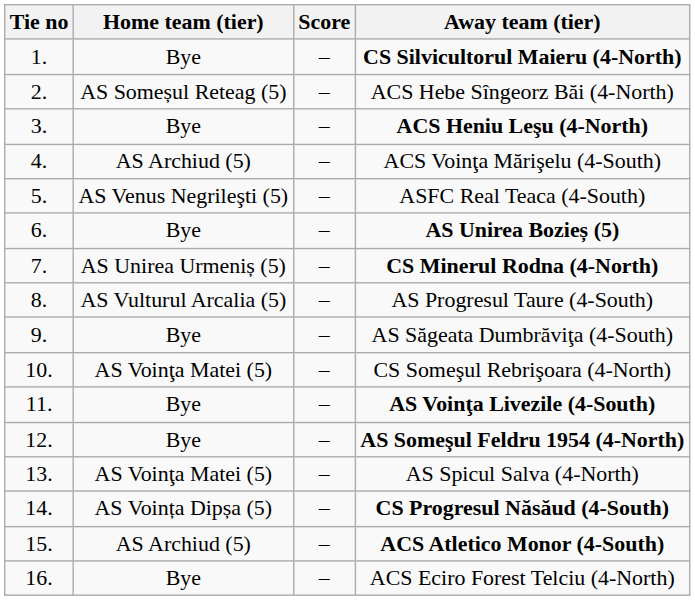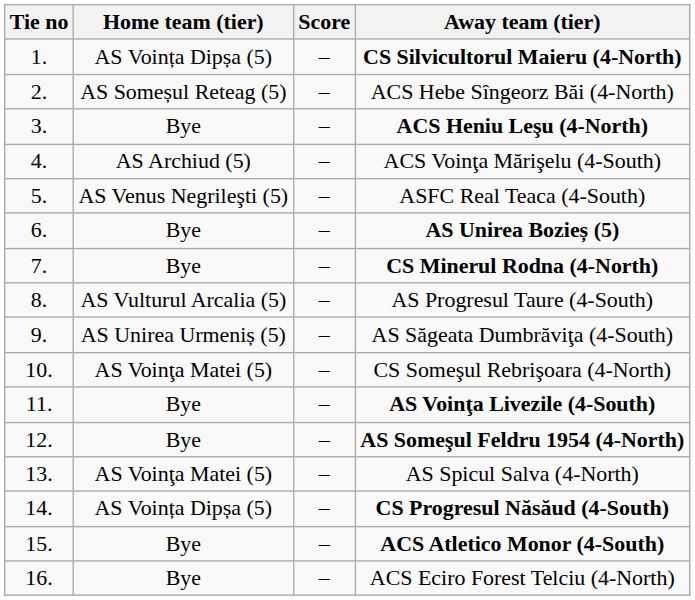(183, 56) Bye -> (183, 56) AS Voința Dipșa (5)
(183, 265) AS Unirea Urmeniș (5) -> (183, 265) Bye
(183, 334) Bye -> (183, 334) AS Unirea Urmeniș (5)
(183, 543) AS Archiud (5) -> (183, 543) Bye
